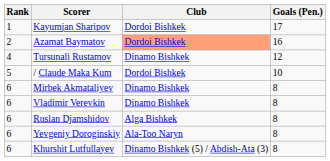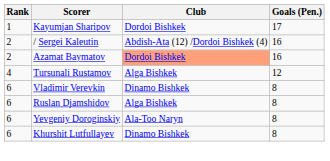+ row: (66, 42)
(157, 57) Dinamo Bishkek -> (151, 73) Alga Bishkek
- row: (72, 73)
- row: (73, 88)
(196, 149) Dinamo Bishkek (5) / Abdish-Ata (3) -> (157, 133) Dinamo Bishkek
